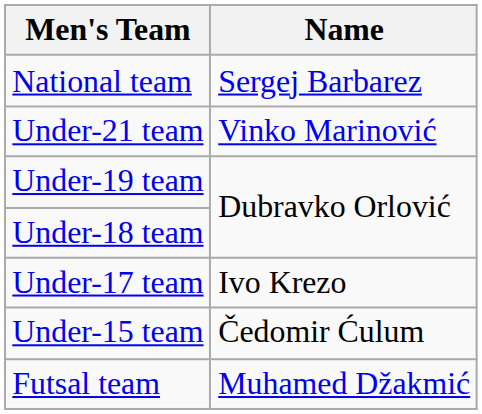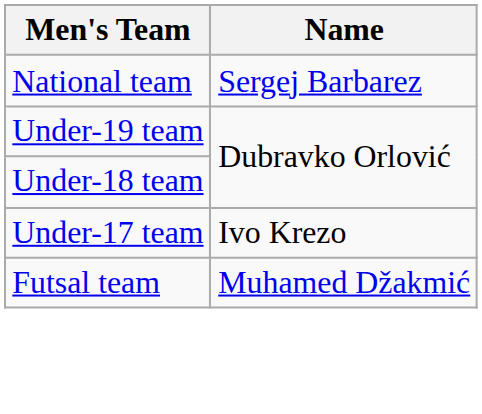- row: (108, 130)
- row: (108, 332)
